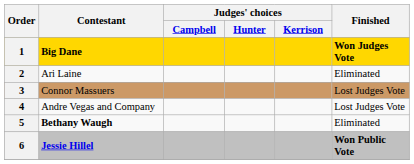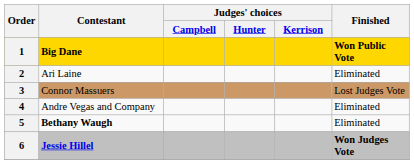(361, 51) Won Judges Vote -> (360, 51) Won Public Vote
(370, 106) Lost Judges Vote -> (357, 106) Eliminated
(360, 145) Won Public Vote -> (361, 145) Won Judges Vote
